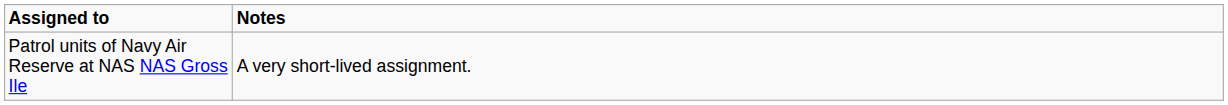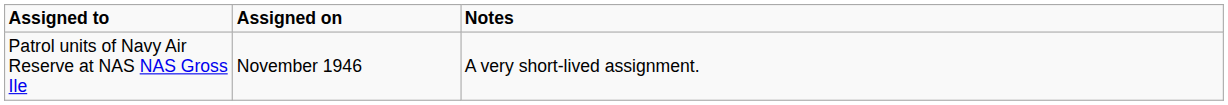+ column: (290, 18)
